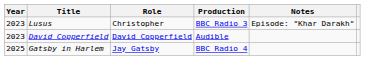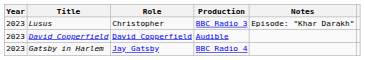(16, 49) 2025 -> (16, 49) 2023
